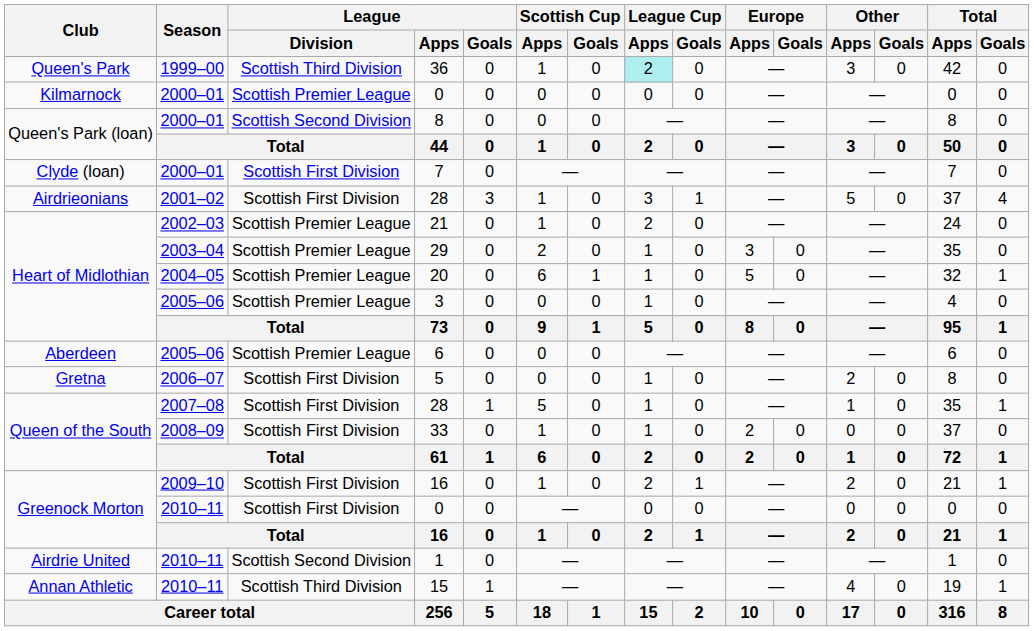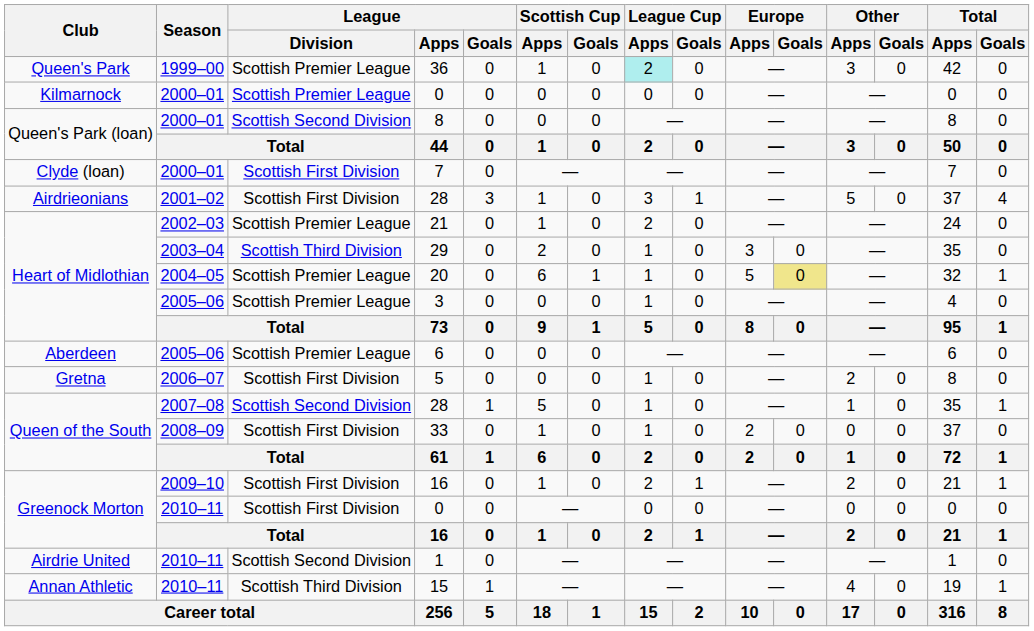(321, 69) Scottish Third Division -> (321, 69) Scottish Premier League
(321, 250) Scottish Premier League -> (321, 250) Scottish Third Division
(800, 276) no background -> (800, 276) khaki background
(321, 405) Scottish First Division -> (321, 405) Scottish Second Division
